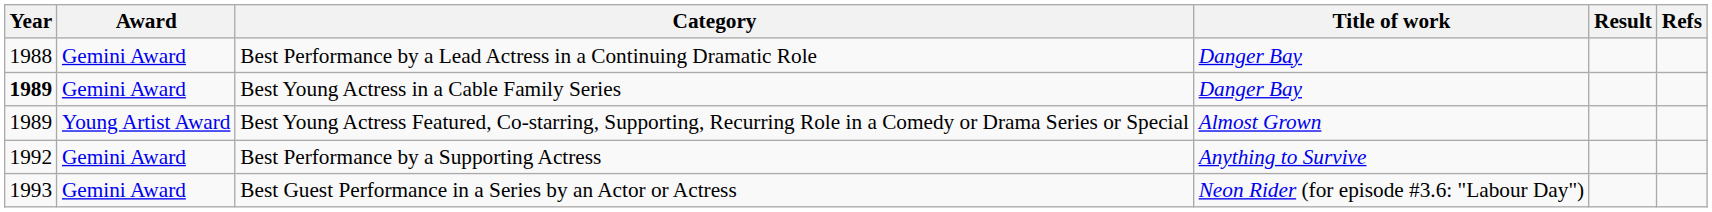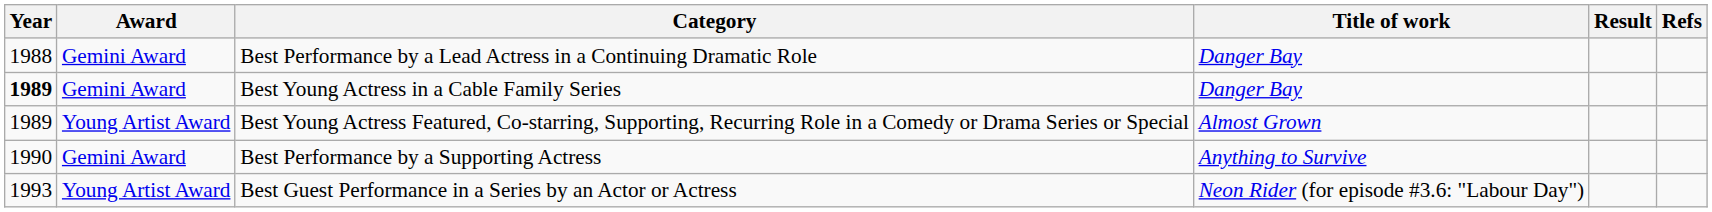(31, 156) 1992 -> (31, 156) 1990
(124, 190) Gemini Award -> (146, 190) Young Artist Award
